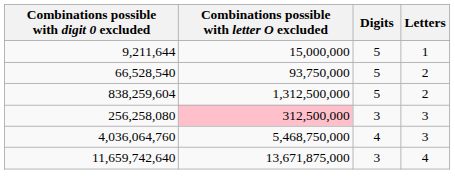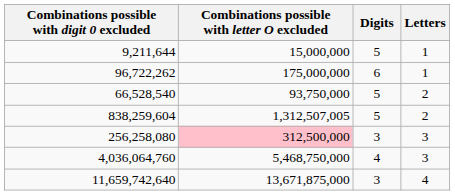+ row: (145, 72)
(311, 94) 1,312,500,000 -> (311, 115) 1,312,507,005
